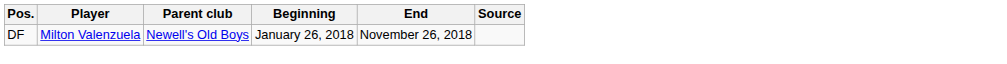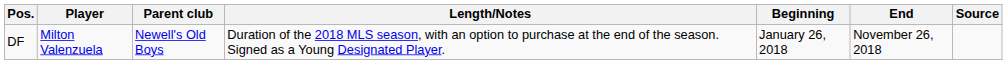+ column: (490, 14)
